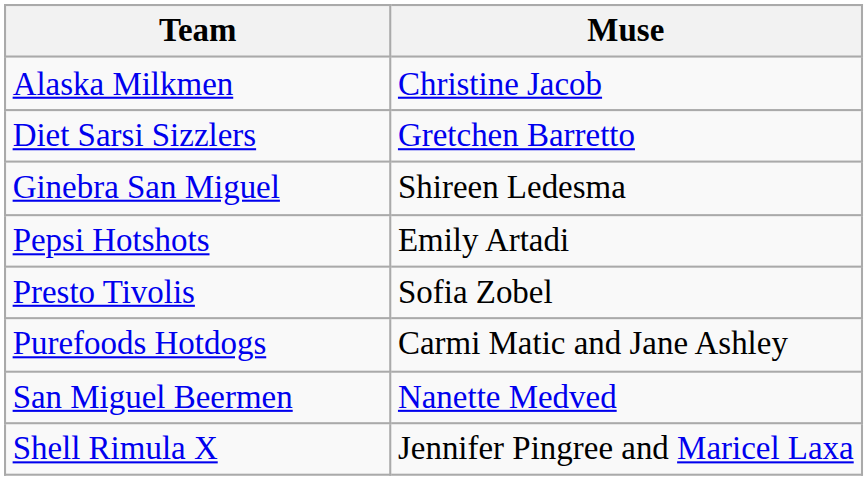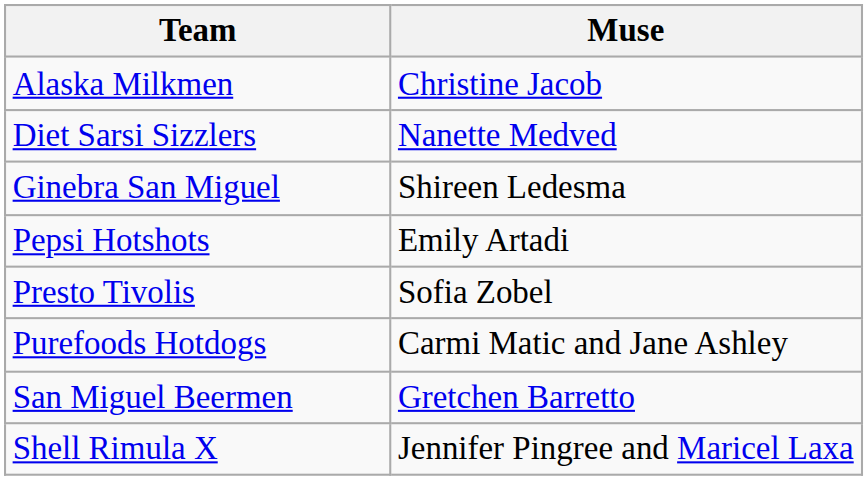(516, 135) Gretchen Barretto -> (507, 135) Nanette Medved
(507, 396) Nanette Medved -> (516, 396) Gretchen Barretto
